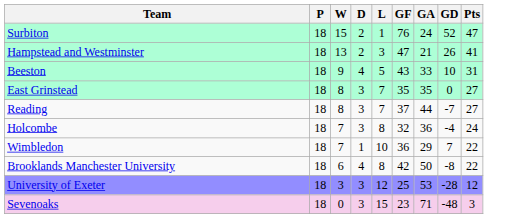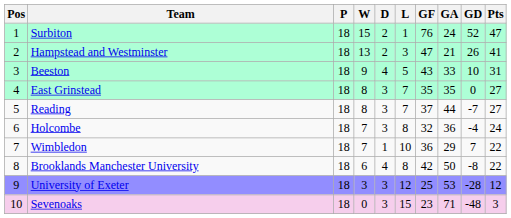+ column: (16, 14)
